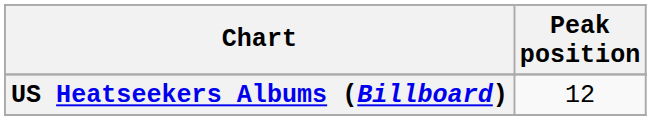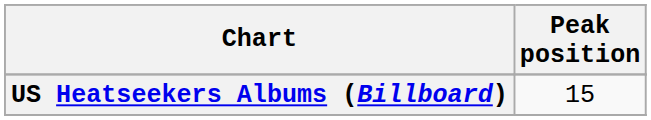(580, 95) 12 -> (580, 95) 15
